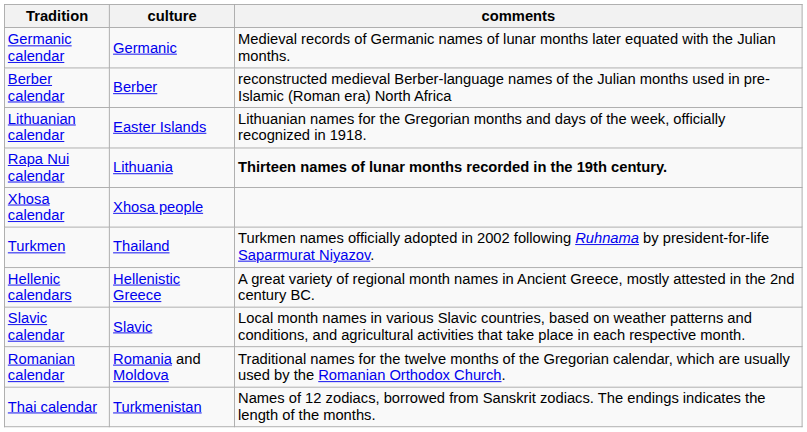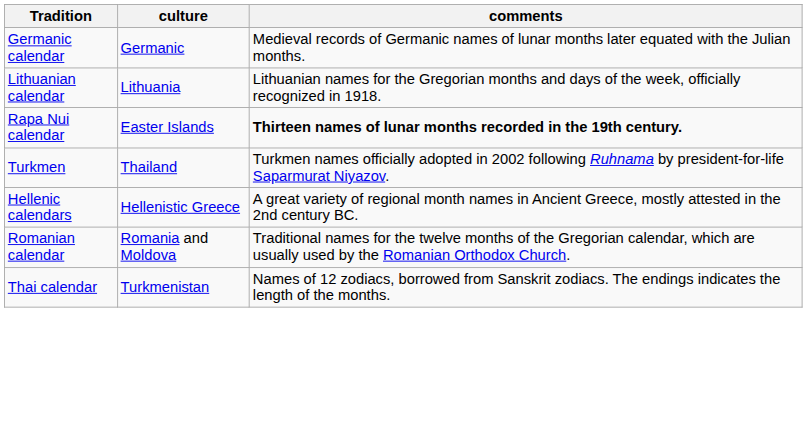- row: (36, 87)
(160, 127) Easter Islands -> (150, 87) Lithuania
(143, 167) Lithuania -> (167, 127) Easter Islands
- row: (36, 207)
- row: (36, 327)
